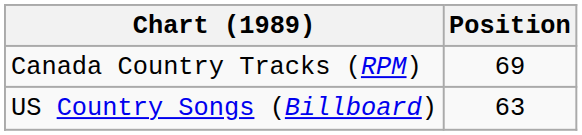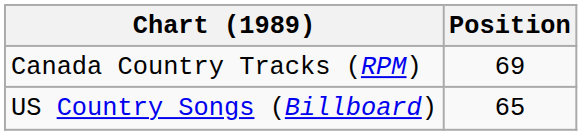(510, 108) 63 -> (510, 108) 65
